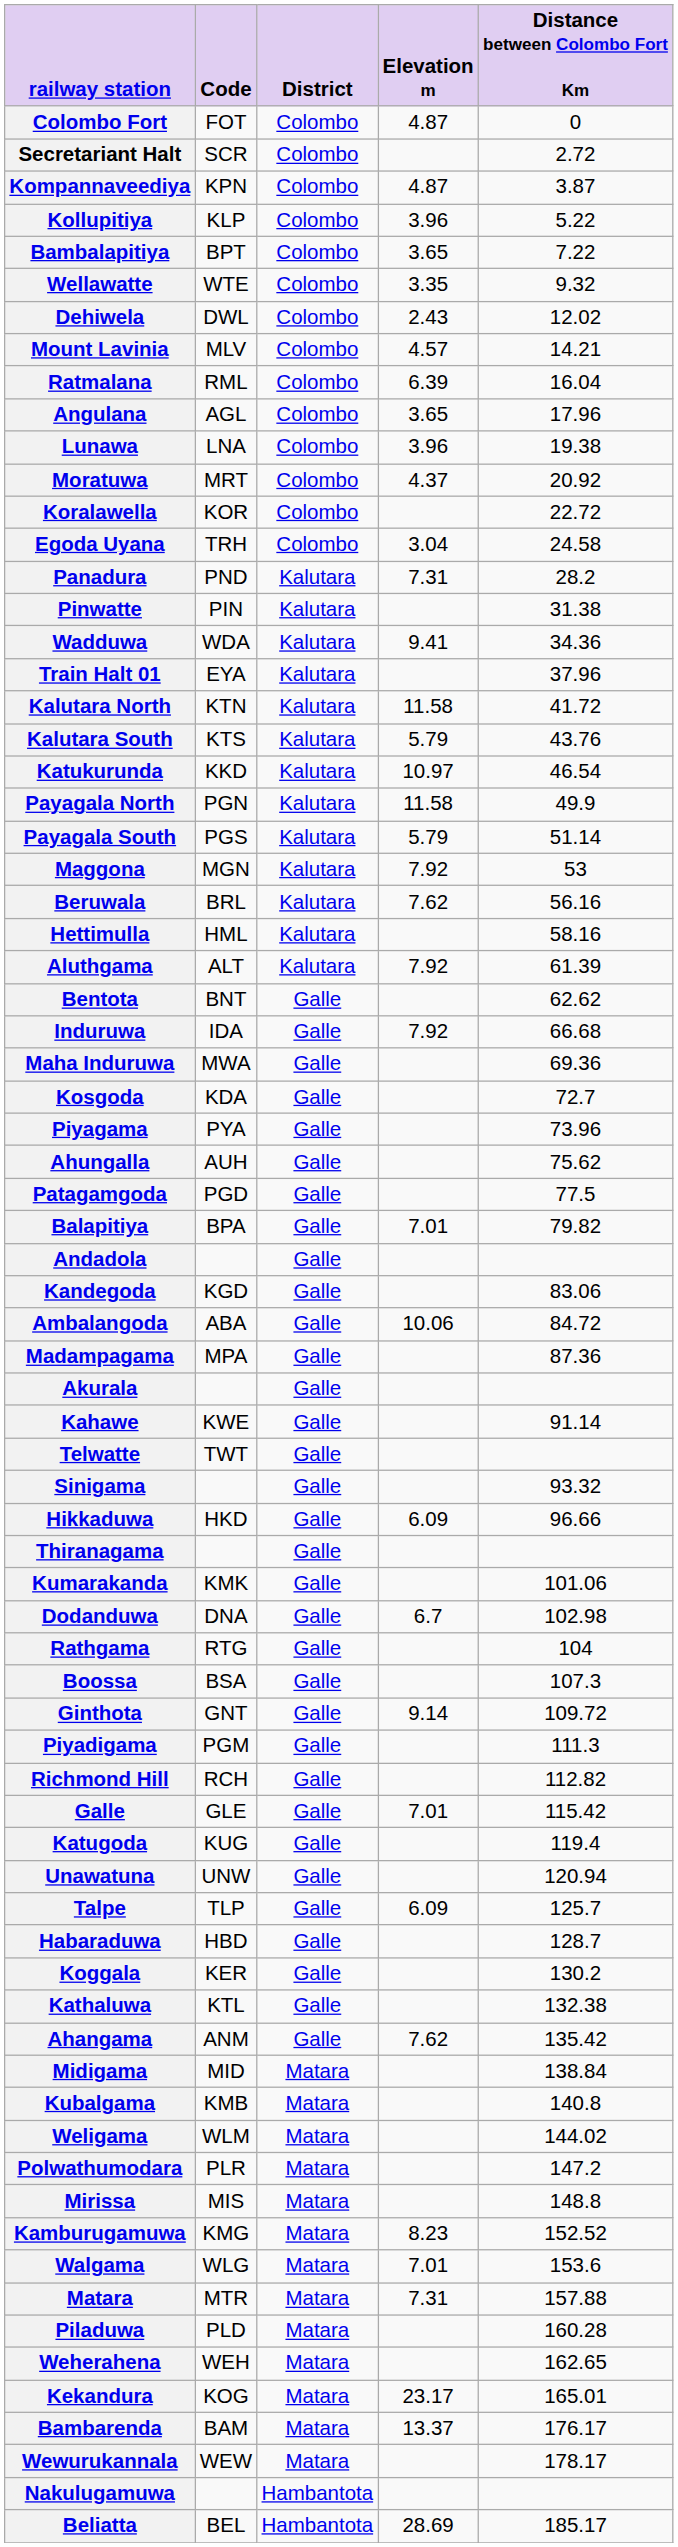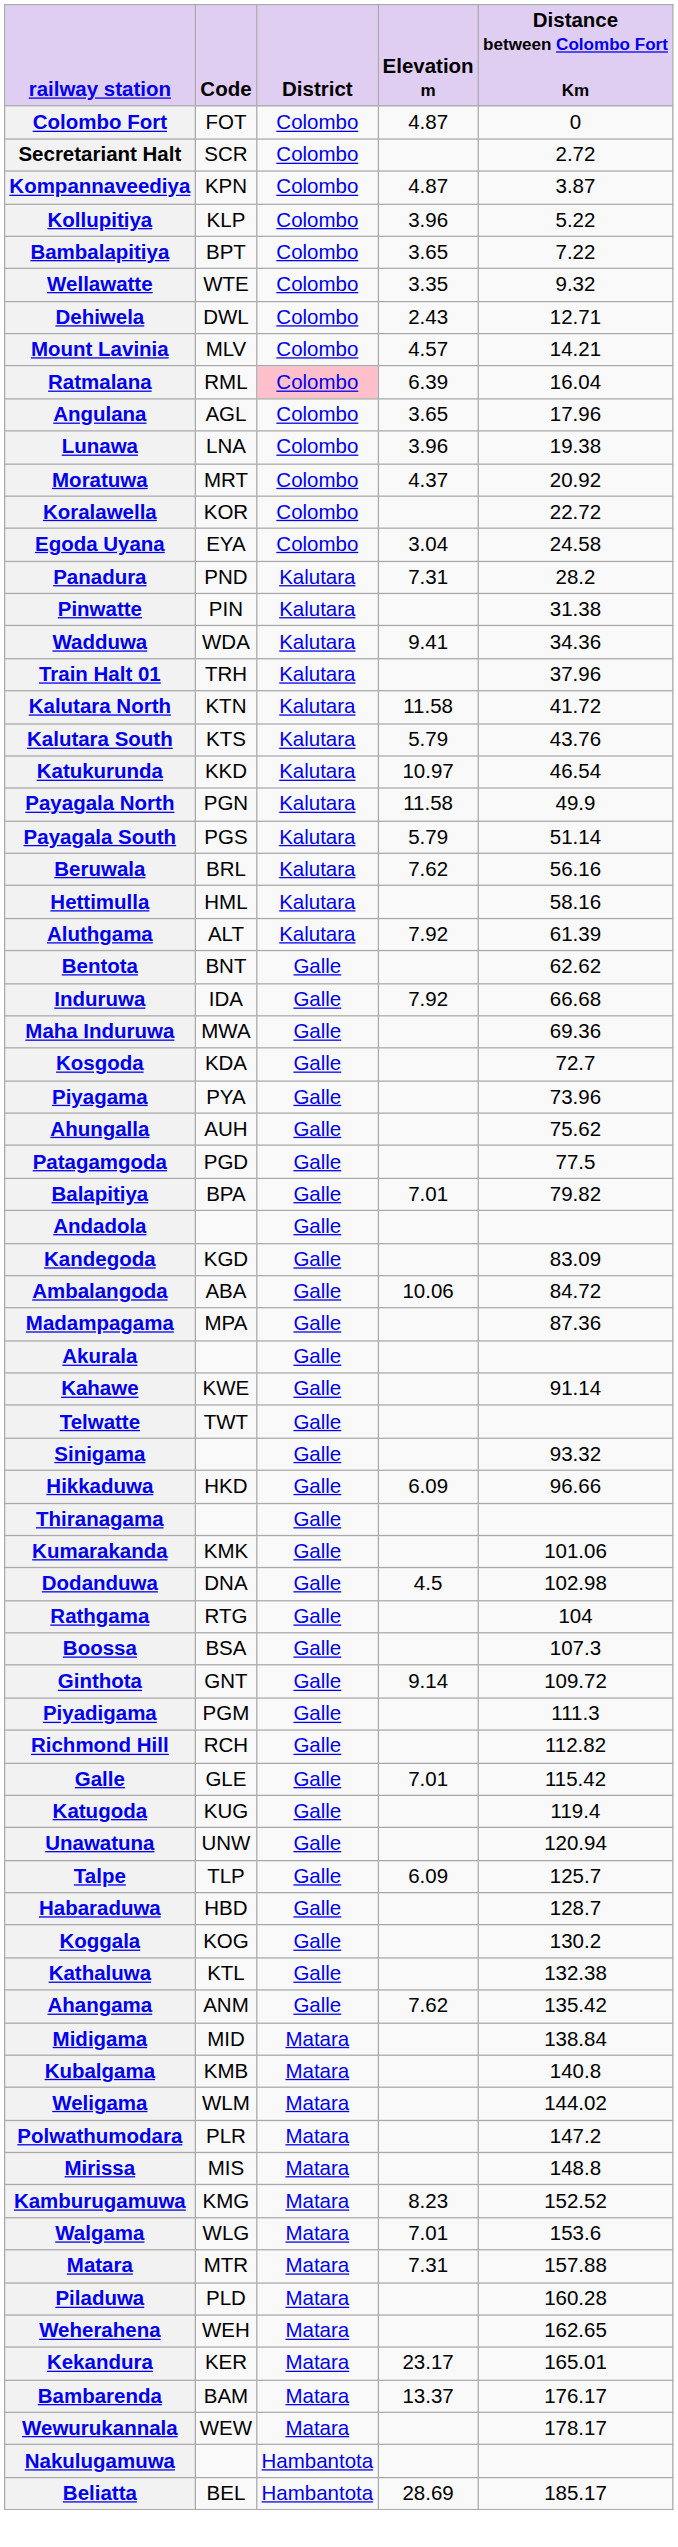(575, 317) 12.02 -> (575, 317) 12.71
(317, 382) no background -> (317, 382) pink background
(226, 544) TRH -> (226, 544) EYA
(226, 674) EYA -> (226, 674) TRH
- row: (100, 869)
(575, 1291) 83.06 -> (575, 1259) 83.09
(428, 1616) 6.7 -> (428, 1583) 4.5
(226, 1973) KER -> (226, 1941) KOG
(226, 2395) KOG -> (226, 2363) KER
